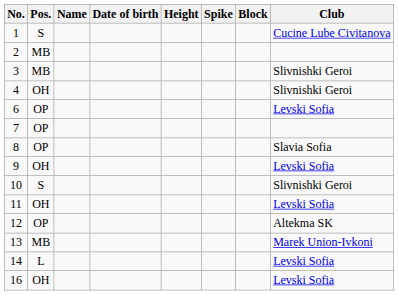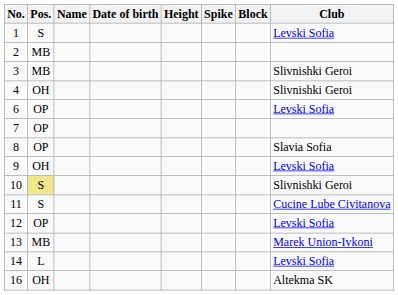(332, 33) Cucine Lube Civitanova -> (304, 33) Levski Sofia
(41, 185) no background -> (41, 185) khaki background
(41, 204) OH -> (41, 204) S
(304, 204) Levski Sofia -> (332, 204) Cucine Lube Civitanova
(303, 223) Altekma SK -> (304, 223) Levski Sofia
(304, 280) Levski Sofia -> (303, 280) Altekma SK
